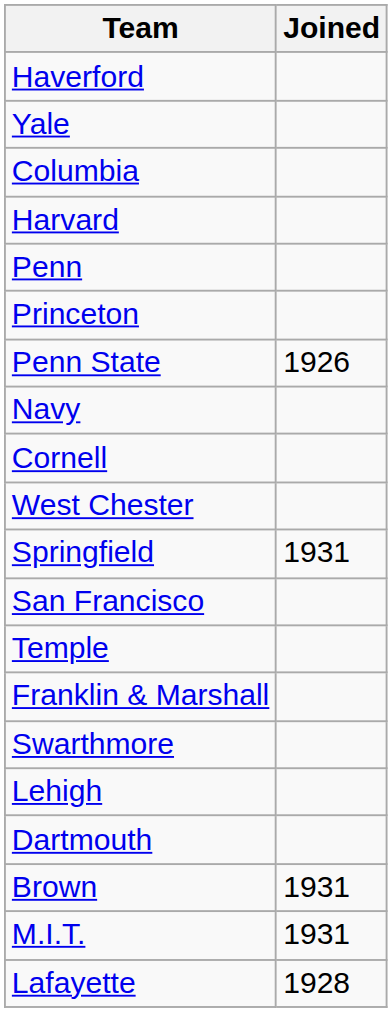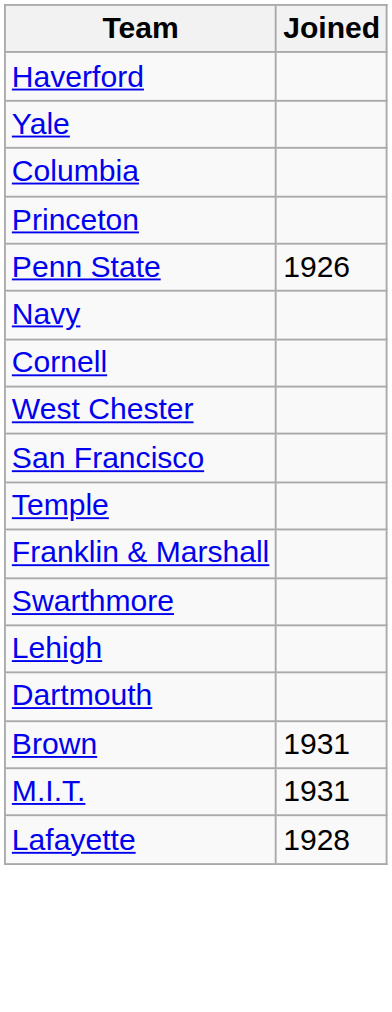- row: (65, 219)
- row: (47, 266)
- row: (83, 553)
